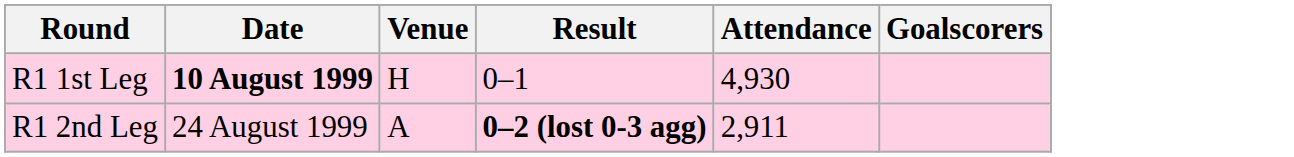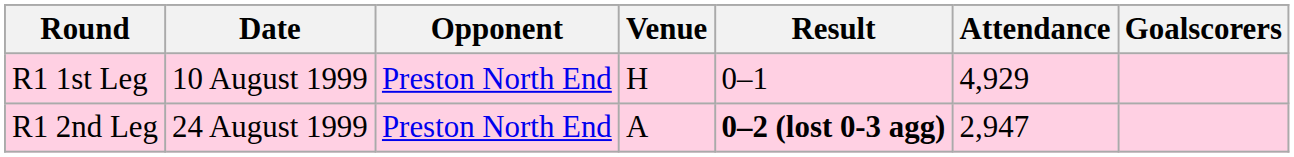+ column: (497, 28)
(273, 77) bold -> (270, 77) normal
(755, 77) 4,930 -> (994, 77) 4,929
(755, 126) 2,911 -> (994, 126) 2,947
